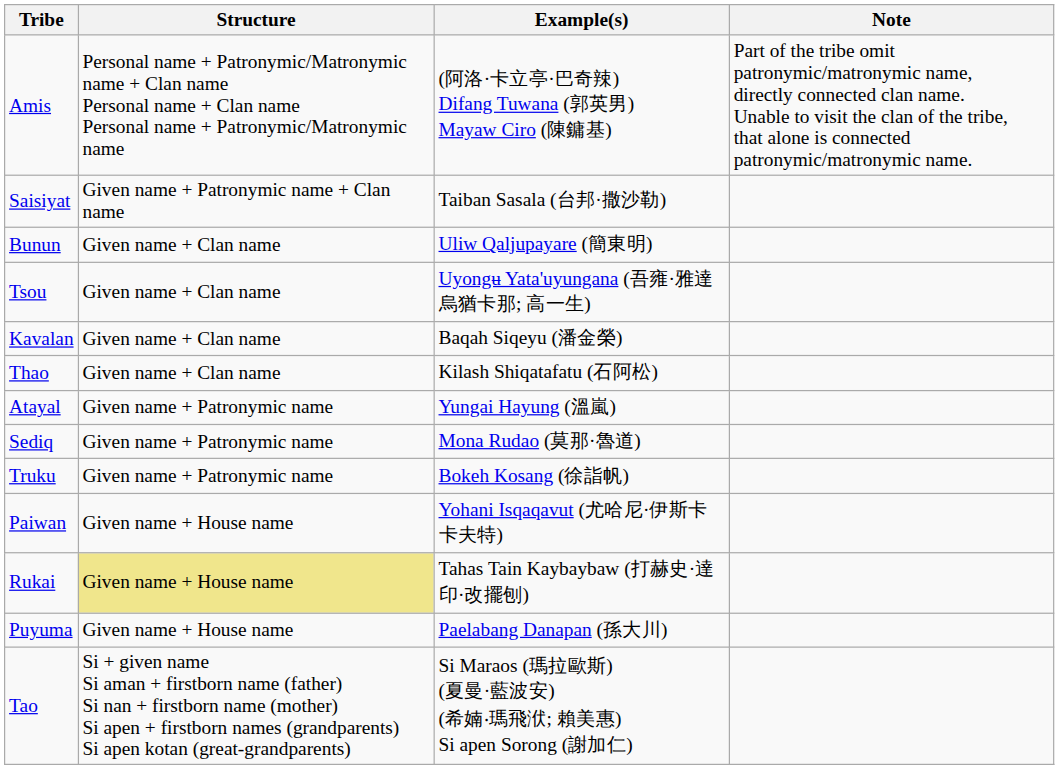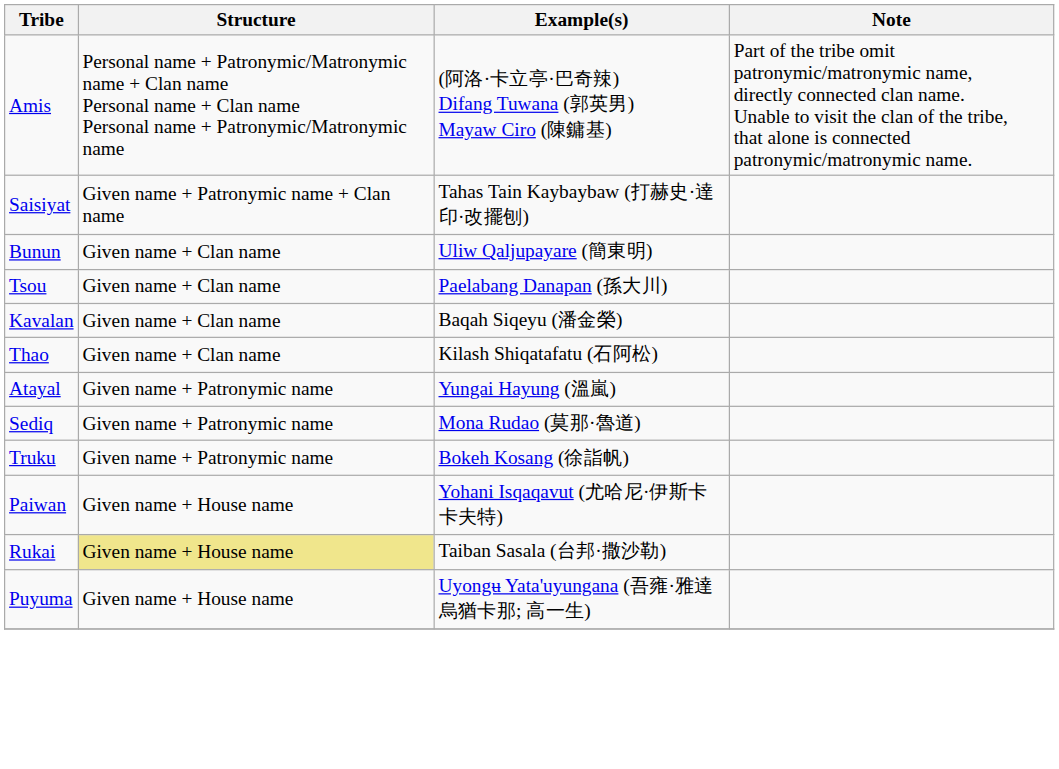(552, 200) Taiban Sasala (台邦·撒沙勒) -> (577, 204) Tahas Tain Kaybaybaw (打赫史·達印·改擺刨)
(576, 290) Uyongʉ Yata'uyungana (吾雍·雅達烏猶卡那; 高一生) -> (553, 285) Paelabang Danapan (孫大川)
(577, 582) Tahas Tain Kaybaybaw (打赫史·達印·改擺刨) -> (552, 551) Taiban Sasala (台邦·撒沙勒)
(553, 629) Paelabang Danapan (孫大川) -> (576, 598) Uyongʉ Yata'uyungana (吾雍·雅達烏猶卡那; 高一生)
- row: (23, 705)
